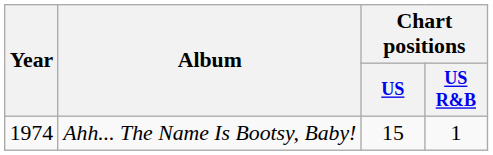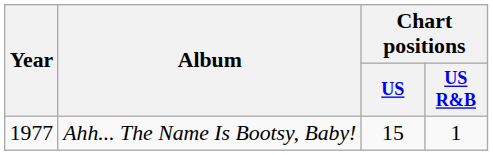(31, 132) 1974 -> (31, 132) 1977
